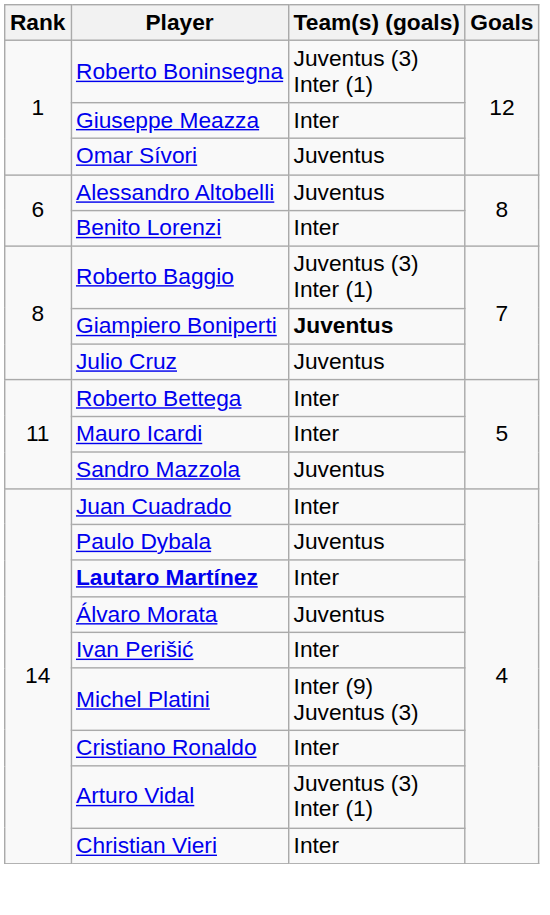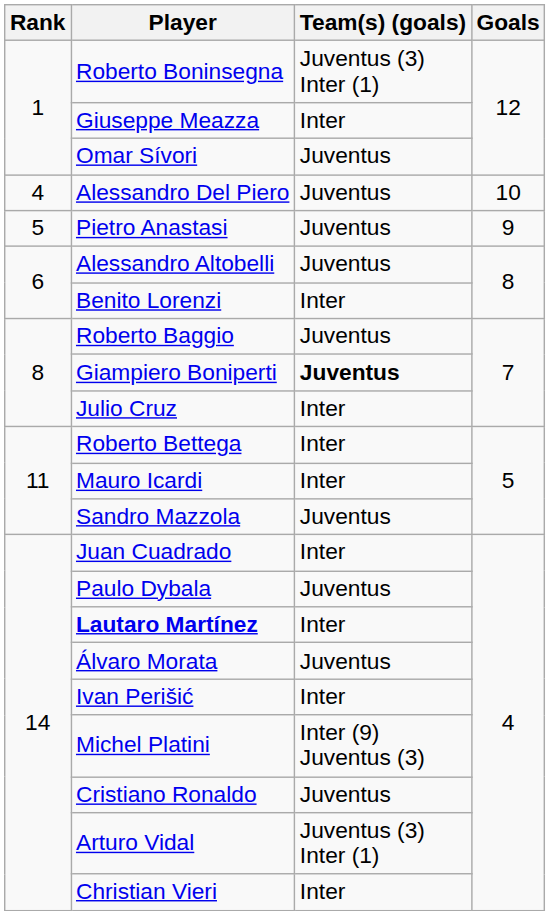+ row: (183, 192)
+ row: (152, 228)
(356, 277) Juventus (3) Inter (1) -> (345, 336) Juventus
(339, 361) Juventus -> (323, 408) Inter
(316, 747) Inter -> (345, 794) Juventus
